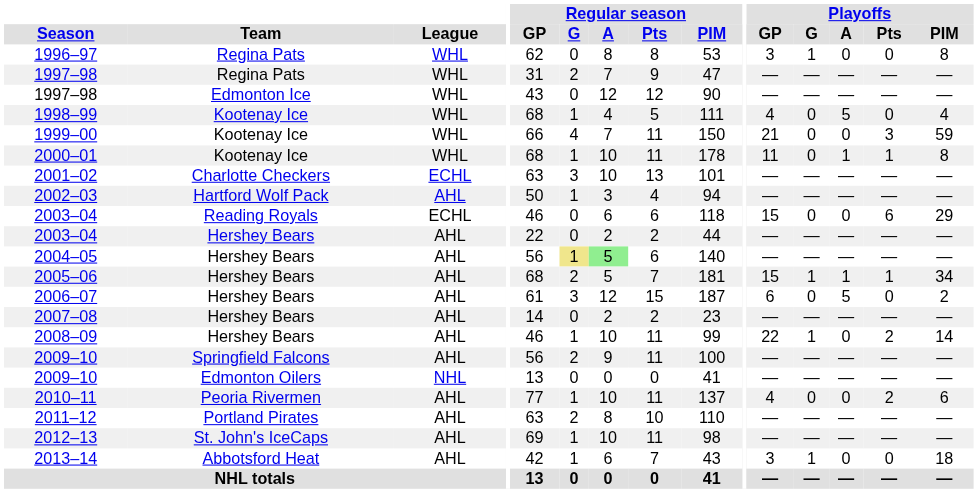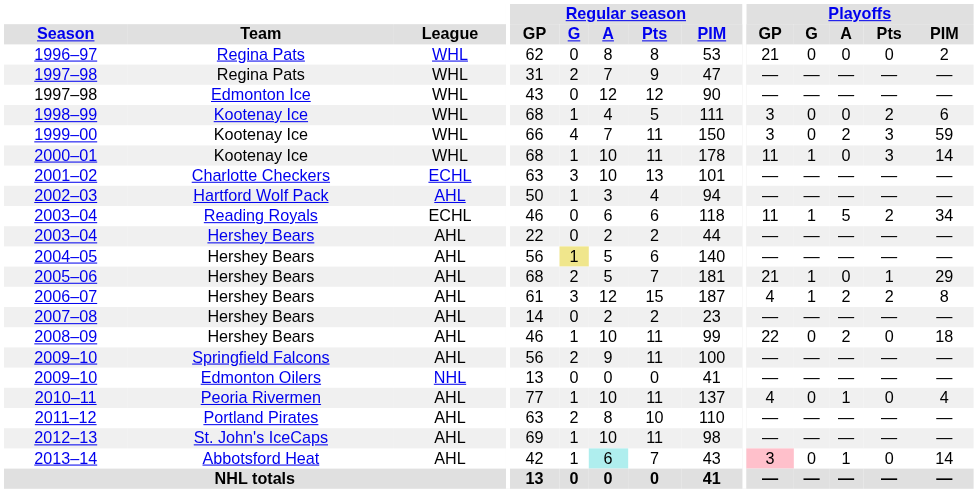(770, 54) 3 -> (770, 54) 21
(812, 54) 1 -> (812, 54) 0
(944, 54) 8 -> (944, 54) 2
(770, 115) 4 -> (770, 115) 3
(846, 115) 5 -> (846, 115) 0
(889, 115) 0 -> (889, 115) 2
(944, 115) 4 -> (944, 115) 6
(770, 135) 21 -> (770, 135) 3
(846, 135) 0 -> (846, 135) 2
(812, 155) 0 -> (812, 155) 1
(846, 155) 1 -> (846, 155) 0
(889, 155) 1 -> (889, 155) 3
(944, 155) 8 -> (944, 155) 14
(770, 216) 15 -> (770, 216) 11
(812, 216) 0 -> (812, 216) 1
(846, 216) 0 -> (846, 216) 5
(889, 216) 6 -> (889, 216) 2
(944, 216) 29 -> (944, 216) 34
(608, 256) lightgreen background -> (608, 256) no background
(770, 276) 15 -> (770, 276) 21
(846, 276) 1 -> (846, 276) 0
(944, 276) 34 -> (944, 276) 29
(770, 296) 6 -> (770, 296) 4
(812, 296) 0 -> (812, 296) 1
(846, 296) 5 -> (846, 296) 2
(889, 296) 0 -> (889, 296) 2
(944, 296) 2 -> (944, 296) 8
(812, 337) 1 -> (812, 337) 0
(846, 337) 0 -> (846, 337) 2
(889, 337) 2 -> (889, 337) 0
(944, 337) 14 -> (944, 337) 18
(846, 397) 0 -> (846, 397) 1
(889, 397) 2 -> (889, 397) 0
(944, 397) 6 -> (944, 397) 4
(608, 458) no background -> (608, 458) paleturquoise background
(770, 458) no background -> (770, 458) pink background
(812, 458) 1 -> (812, 458) 0
(846, 458) 0 -> (846, 458) 1
(944, 458) 18 -> (944, 458) 14
